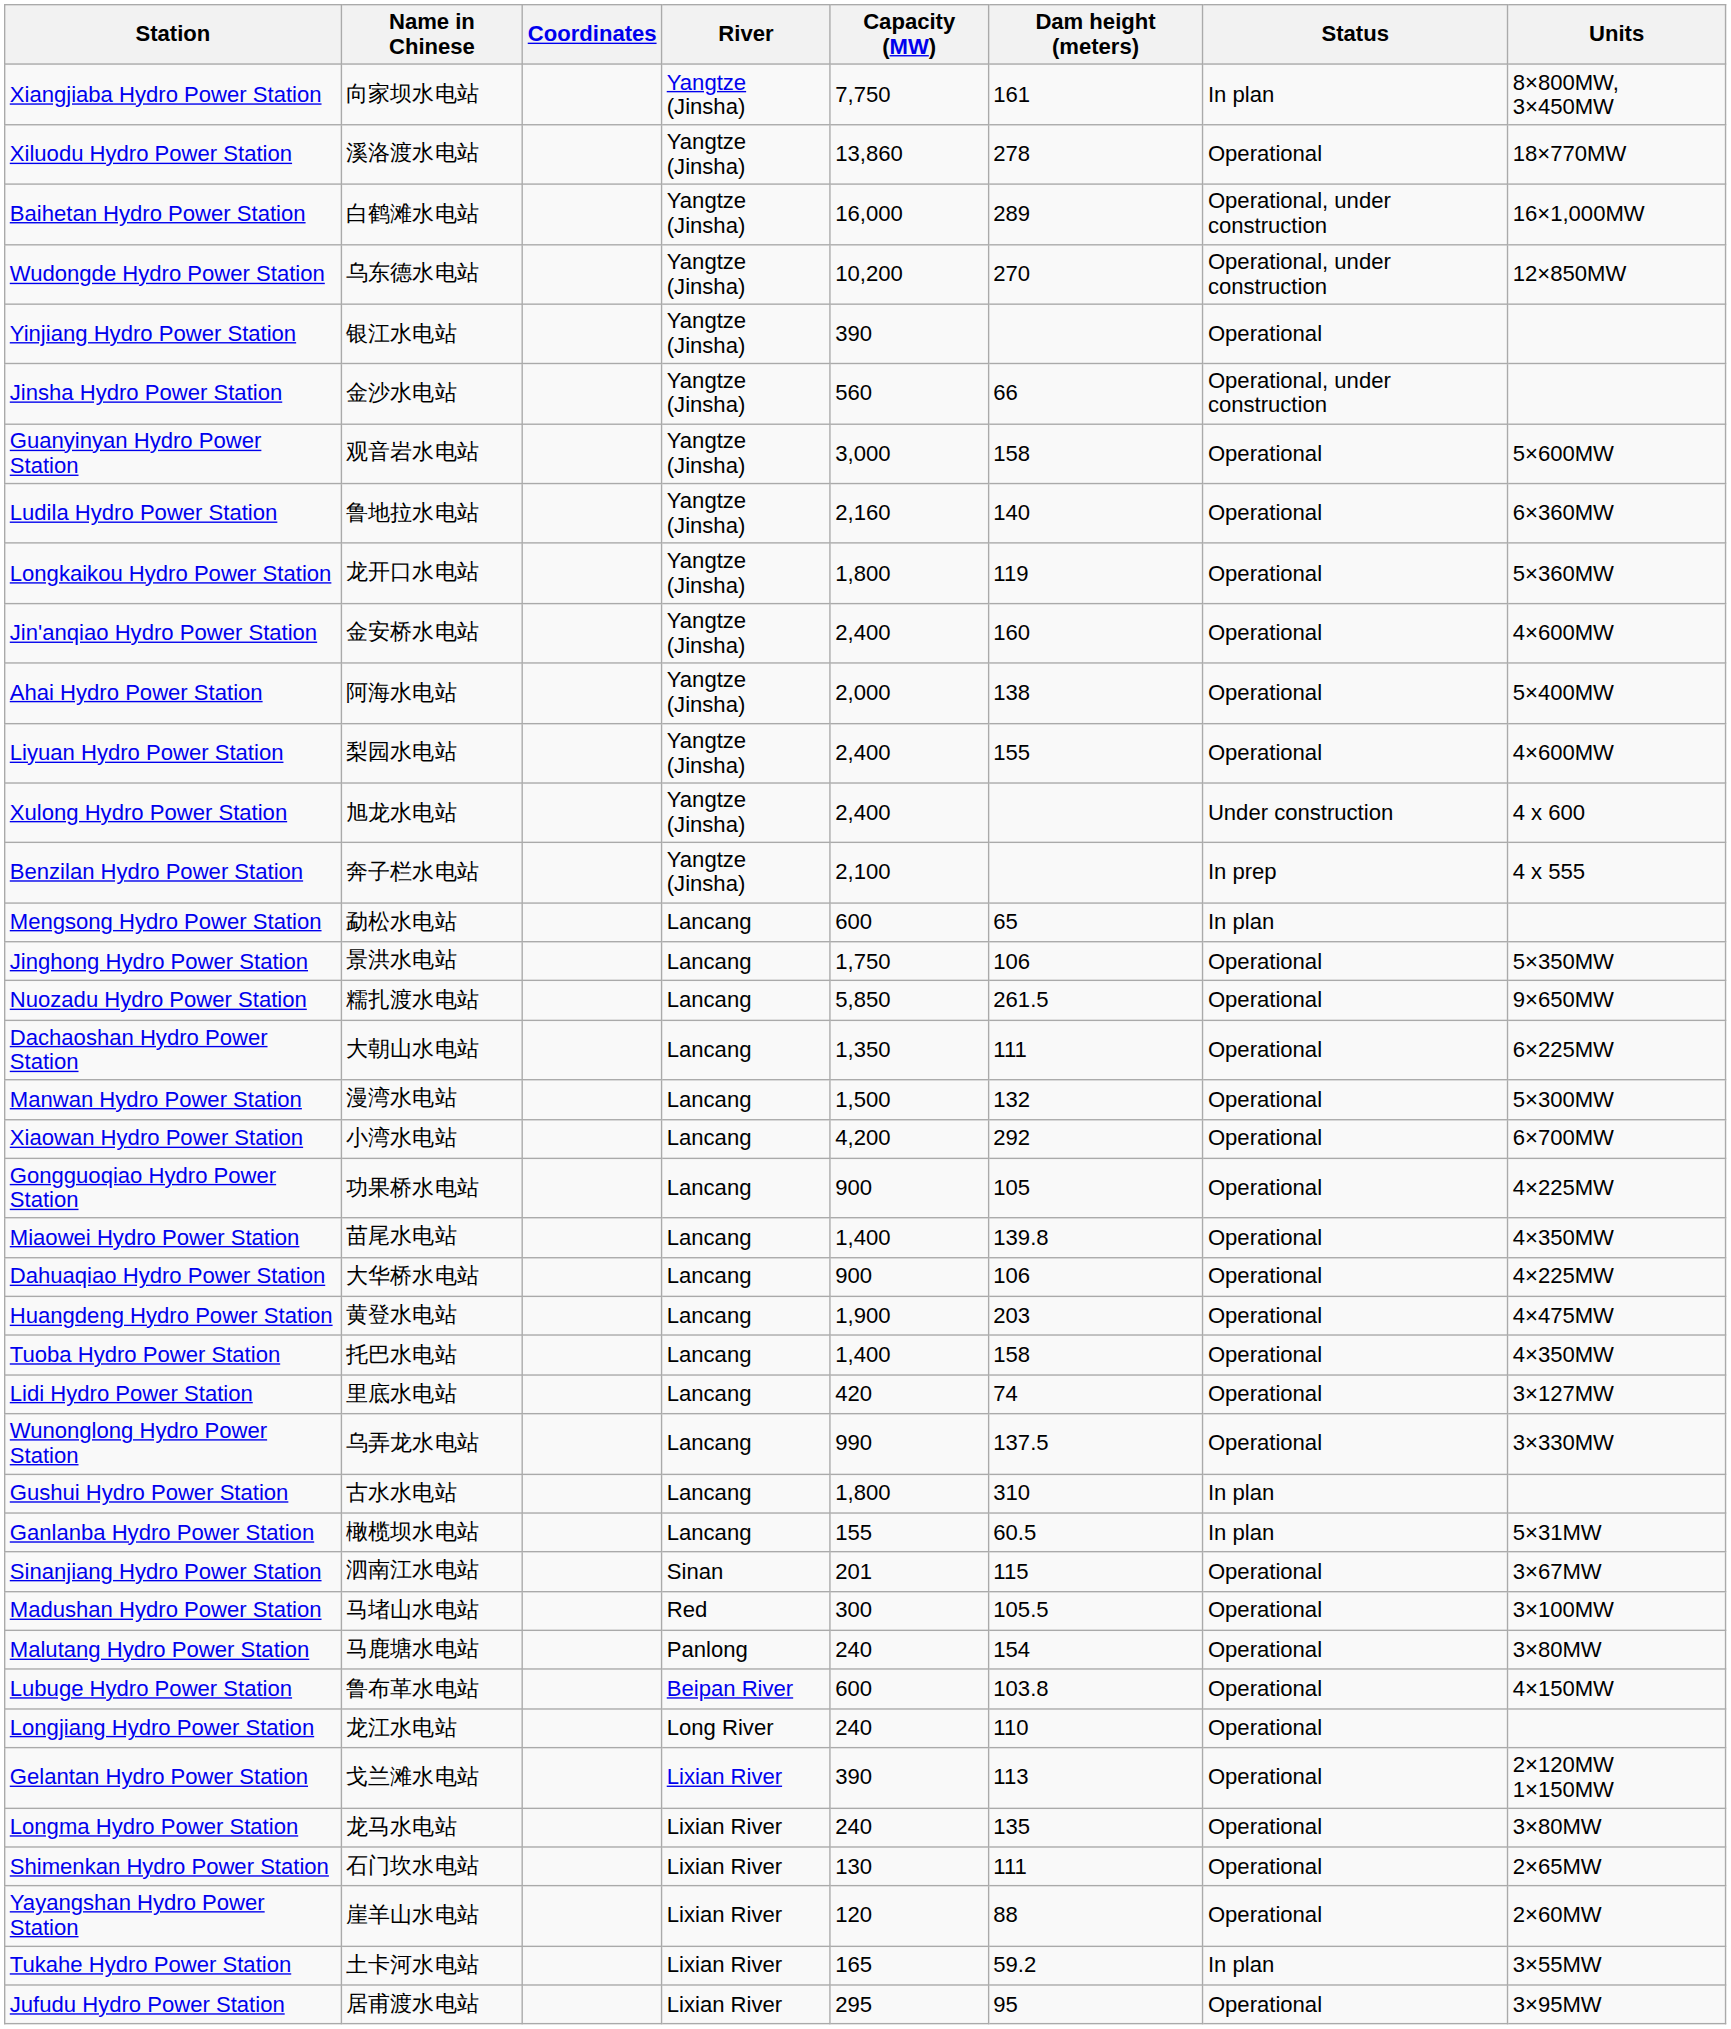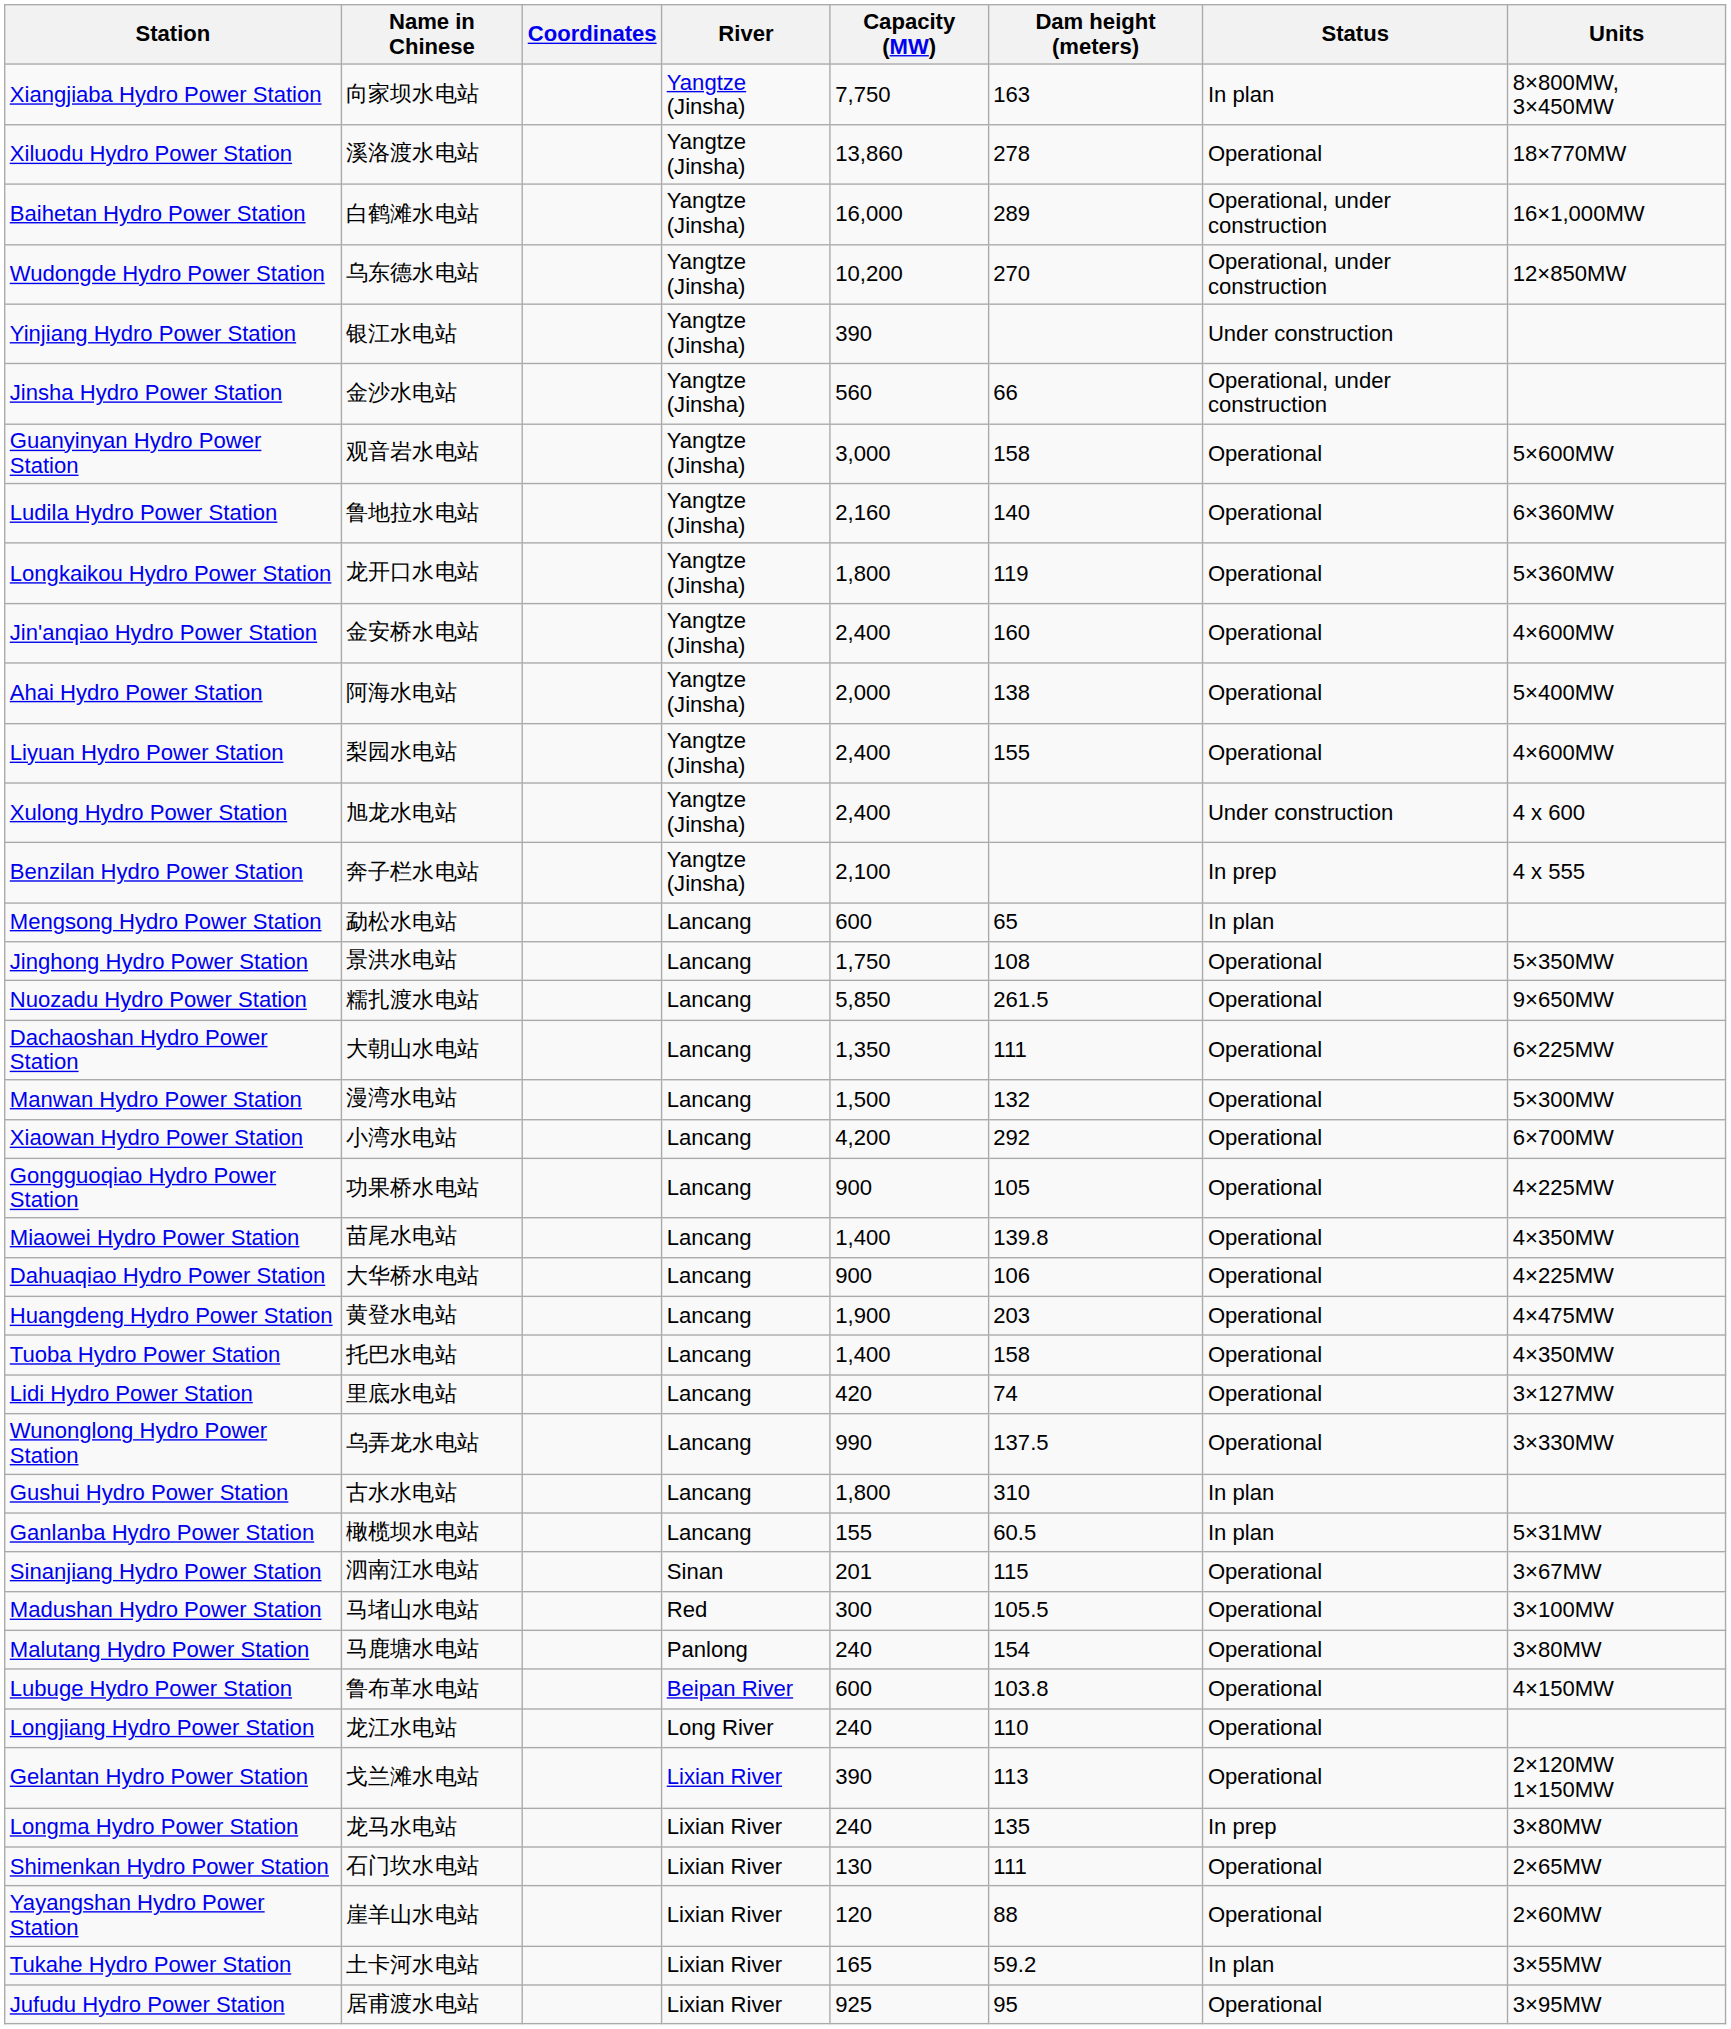(1012, 94) 161 -> (1012, 94) 163
(1265, 333) Operational -> (1301, 333) Under construction
(1012, 961) 106 -> (1012, 961) 108
(1265, 1827) Operational -> (1242, 1827) In prep
(854, 2004) 295 -> (854, 2004) 925
